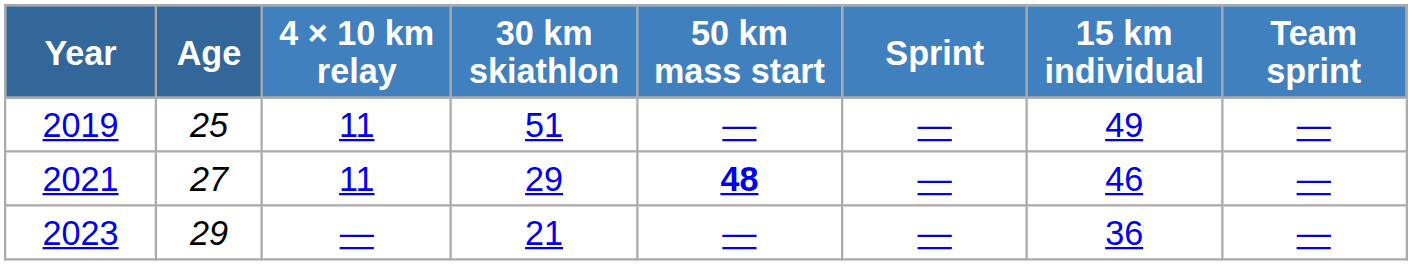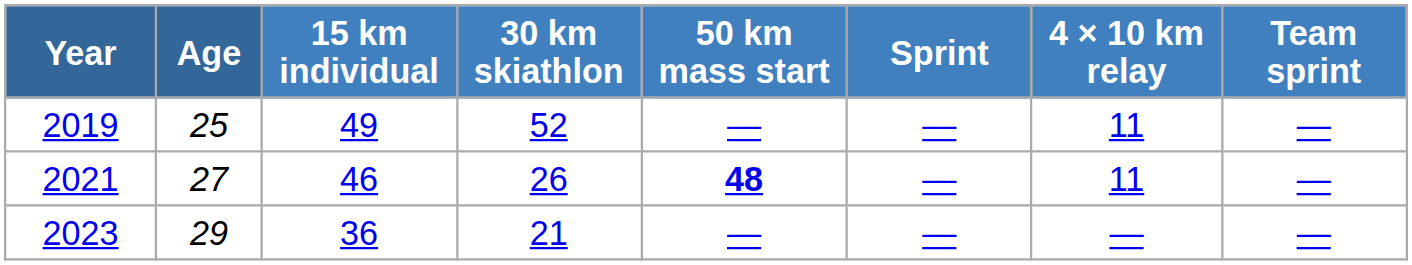columns swapped: (1124, 52) <-> (357, 52)
(544, 125) 51 -> (549, 125) 52
(544, 179) 29 -> (549, 179) 26
